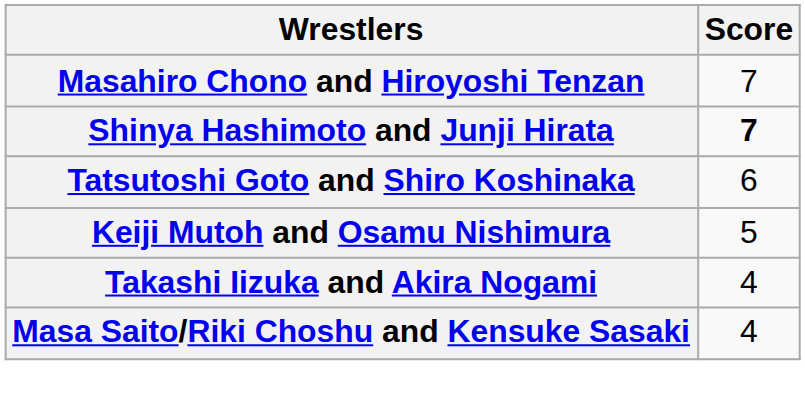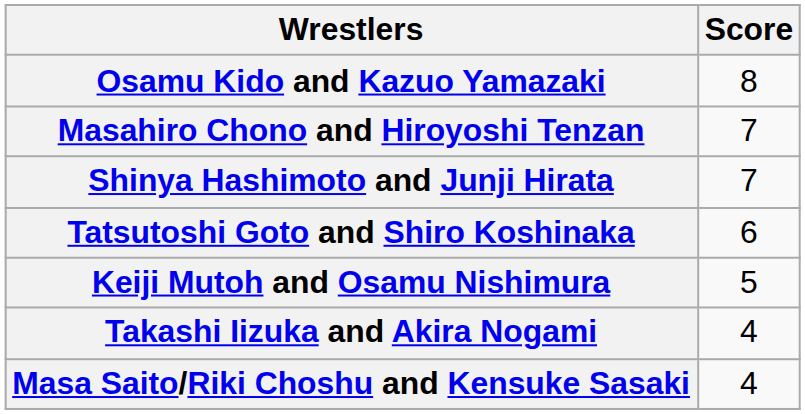+ row: (351, 80)
(749, 130) bold -> (749, 181) normal
